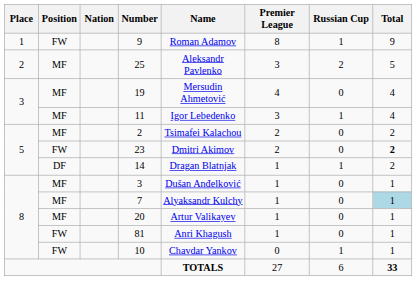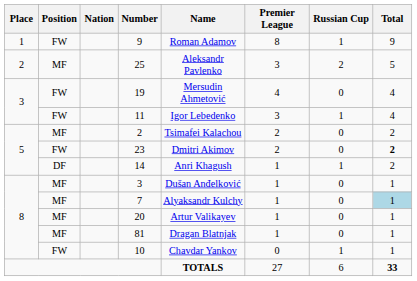(59, 93) MF -> (59, 93) FW
(59, 116) MF -> (59, 116) FW
(203, 166) Dragan Blatnjak -> (203, 166) Anri Khagush
(59, 233) FW -> (59, 233) MF
(203, 233) Anri Khagush -> (203, 233) Dragan Blatnjak
